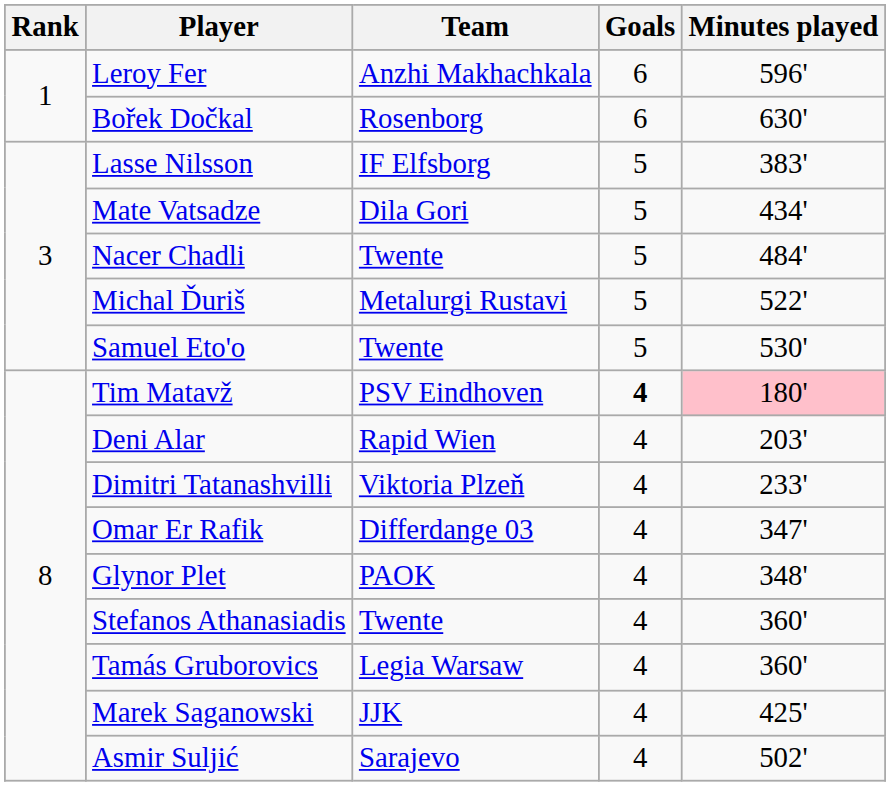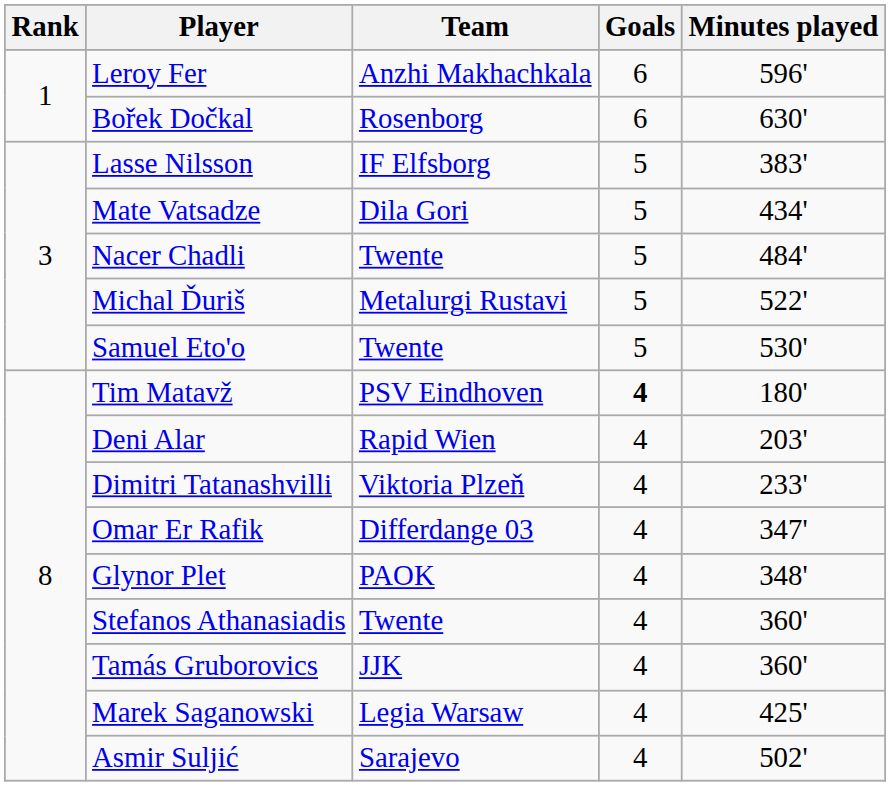(783, 392) pink background -> (783, 392) no background
(441, 666) Legia Warsaw -> (381, 666) JJK
(381, 712) JJK -> (441, 712) Legia Warsaw
